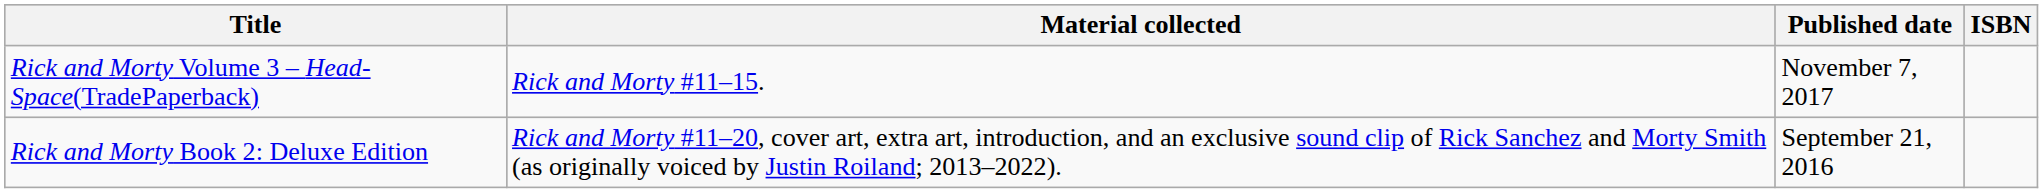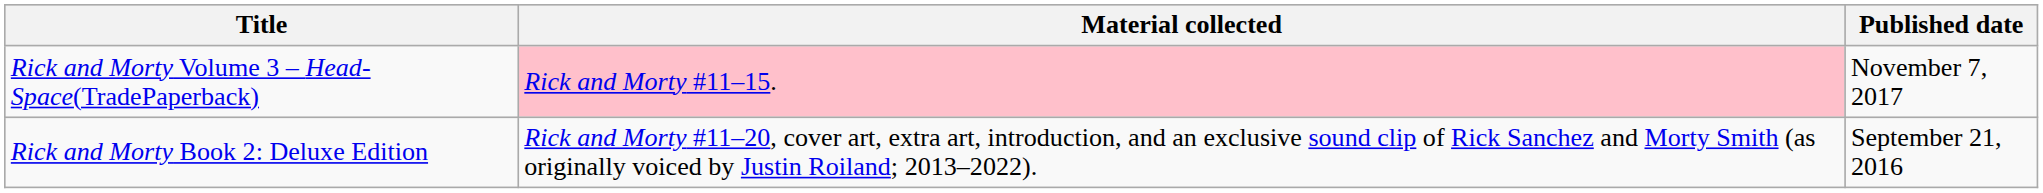- column: (2001, 25)
(638, 81) no background -> (651, 81) pink background
